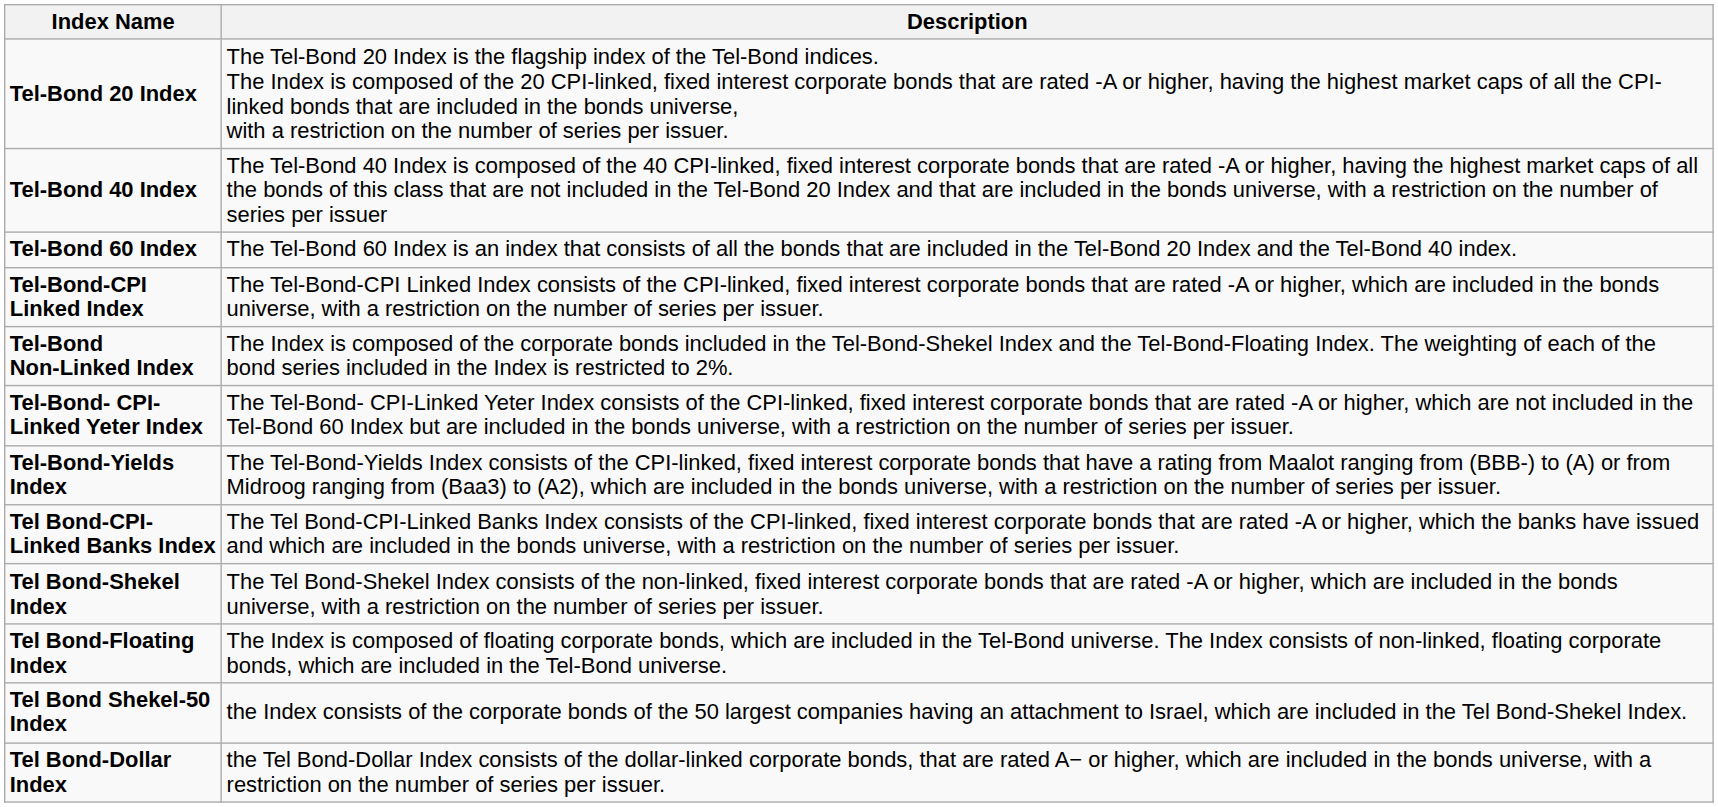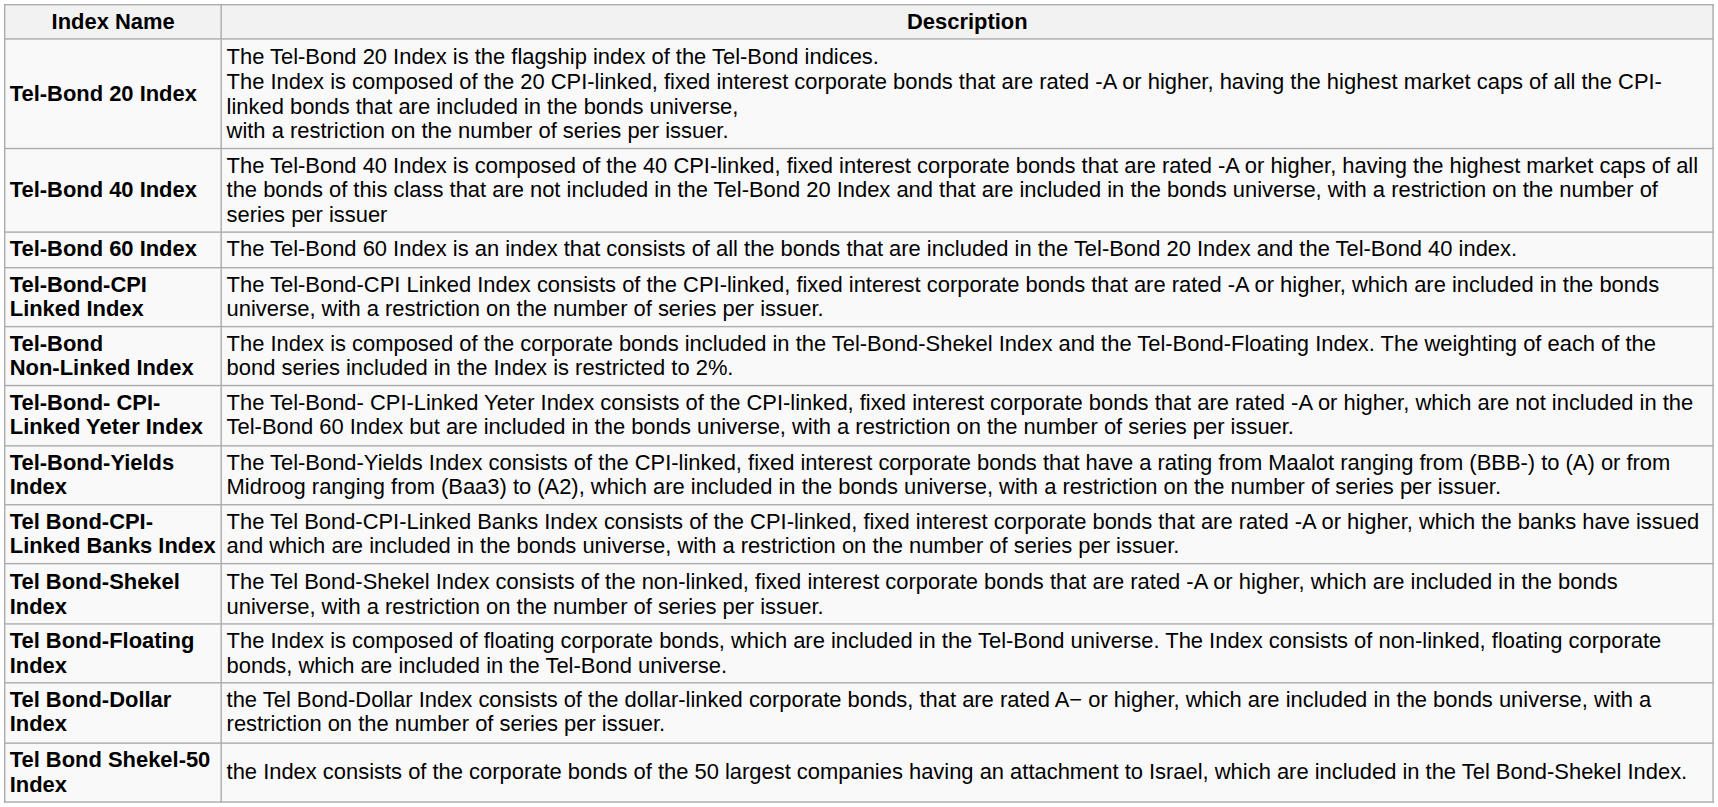rows swapped: (110, 712) <-> (91, 771)
